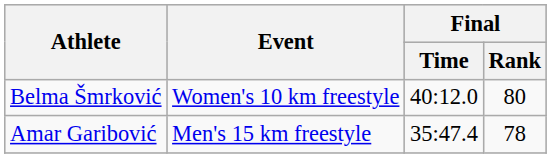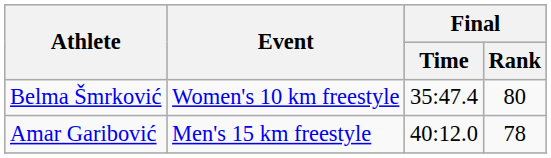(444, 97) 40:12.0 -> (444, 97) 35:47.4
(444, 134) 35:47.4 -> (444, 134) 40:12.0
